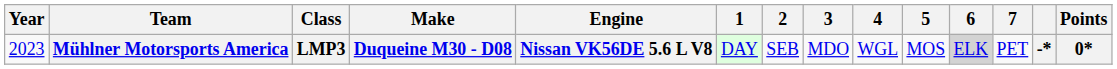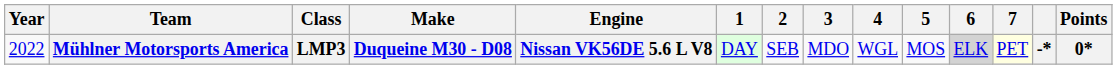(27, 49) 2023 -> (27, 49) 2022
(1012, 49) no background -> (1012, 49) lightyellow background
